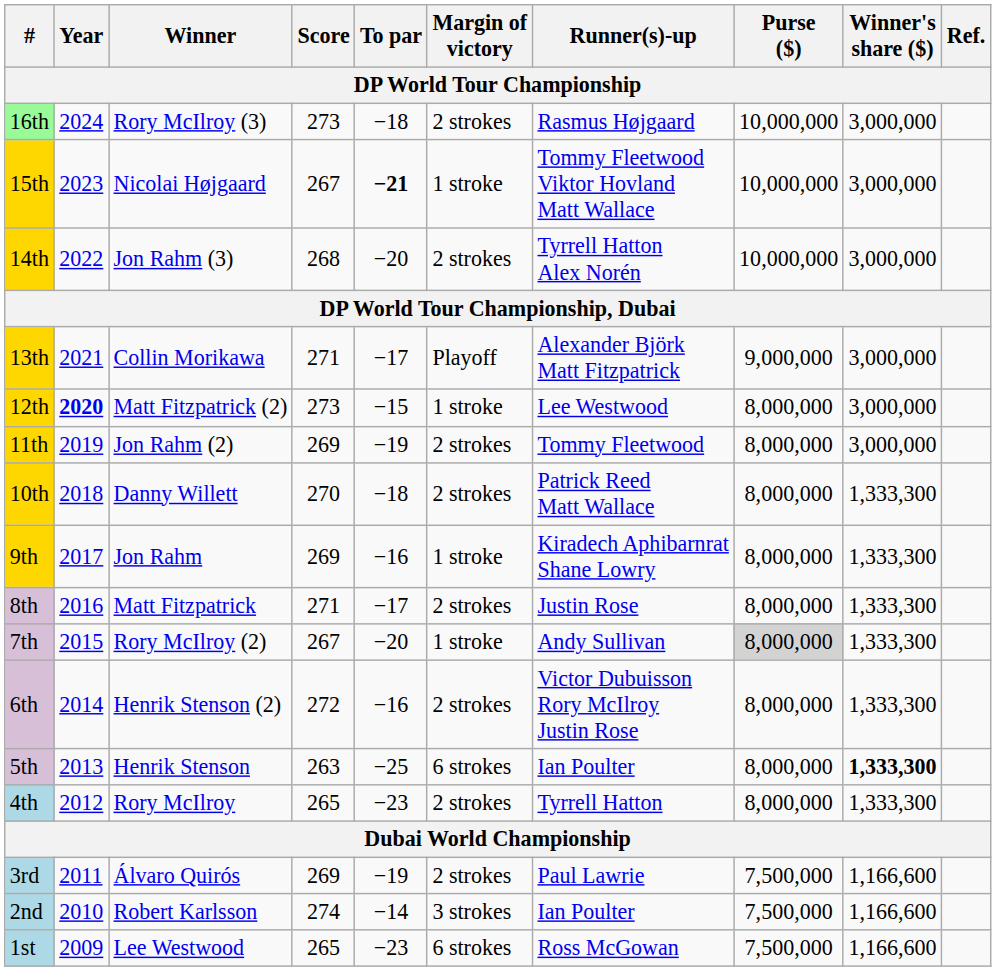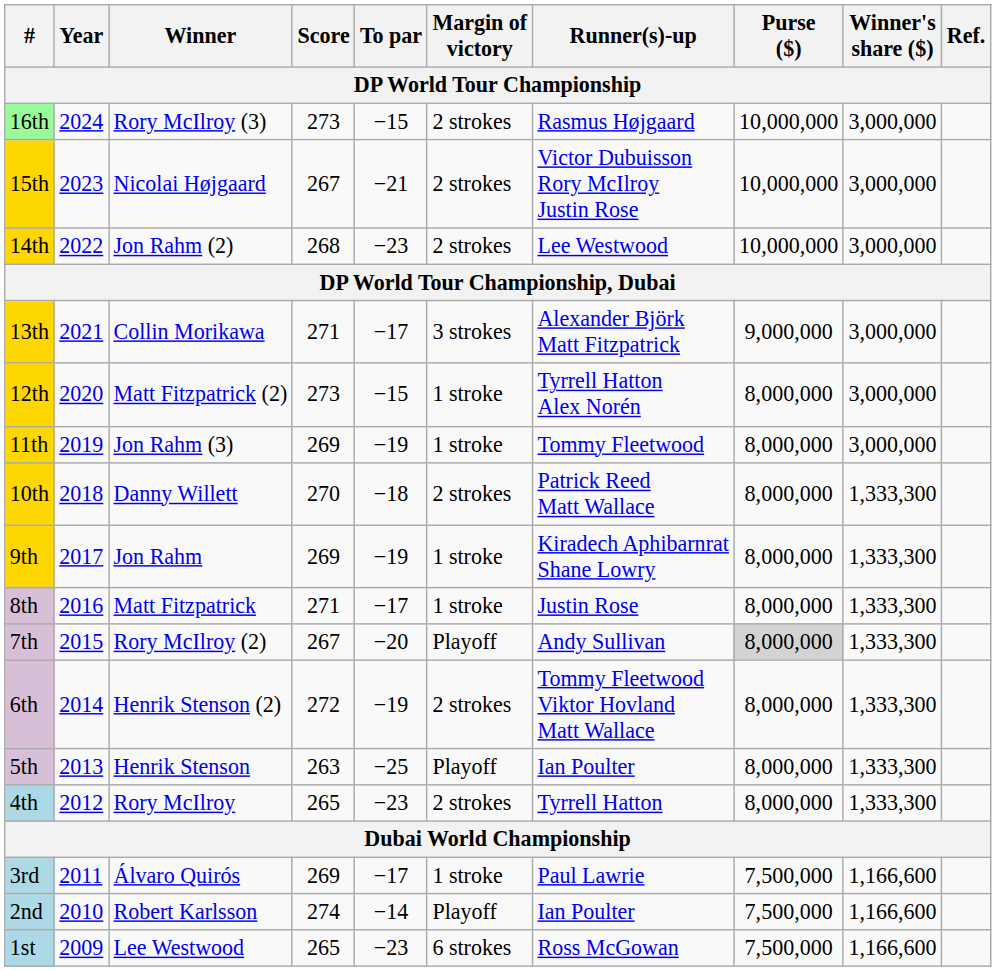(391, 121) −18 -> (391, 121) −15
(391, 184) bold -> (391, 184) normal
(468, 184) 1 stroke -> (472, 184) 2 strokes
(621, 184) Tommy Fleetwood Viktor Hovland Matt Wallace -> (615, 184) Victor Dubuisson Rory McIlroy Justin Rose
(174, 259) Jon Rahm (3) -> (174, 246) Jon Rahm (2)
(391, 259) −20 -> (391, 246) −23
(600, 259) Tyrrell Hatton Alex Norén -> (603, 246) Lee Westwood
(465, 358) Playoff -> (472, 332) 3 strokes
(81, 407) bold -> (81, 394) normal
(603, 407) Lee Westwood -> (600, 394) Tyrrell Hatton Alex Norén
(174, 444) Jon Rahm (2) -> (174, 444) Jon Rahm (3)
(472, 444) 2 strokes -> (468, 444) 1 stroke
(391, 555) −16 -> (391, 555) −19
(472, 605) 2 strokes -> (468, 605) 1 stroke
(468, 641) 1 stroke -> (465, 641) Playoff
(391, 704) −16 -> (391, 704) −19
(615, 704) Victor Dubuisson Rory McIlroy Justin Rose -> (621, 704) Tommy Fleetwood Viktor Hovland Matt Wallace
(472, 766) 6 strokes -> (465, 766) Playoff
(892, 766) bold -> (892, 766) normal
(391, 875) −19 -> (391, 875) −17
(472, 875) 2 strokes -> (468, 875) 1 stroke
(472, 911) 3 strokes -> (465, 911) Playoff
